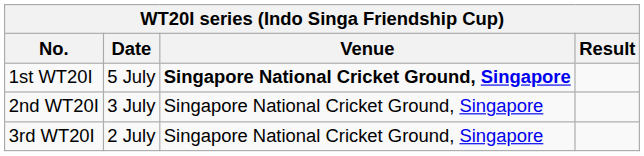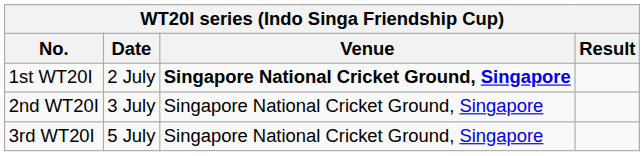(131, 77) 5 July -> (131, 77) 2 July
(131, 135) 2 July -> (131, 135) 5 July
